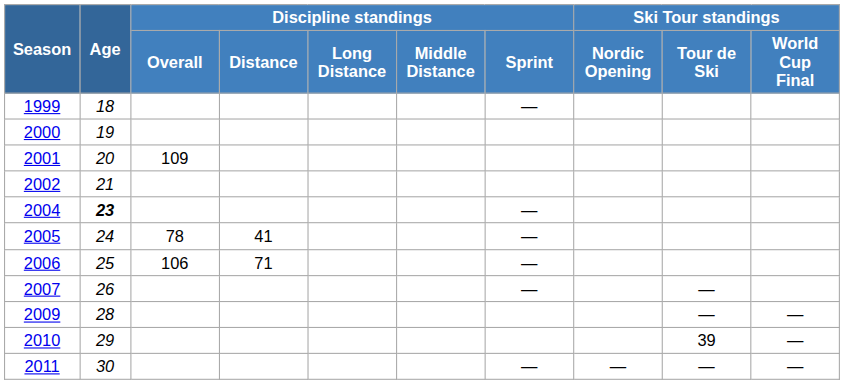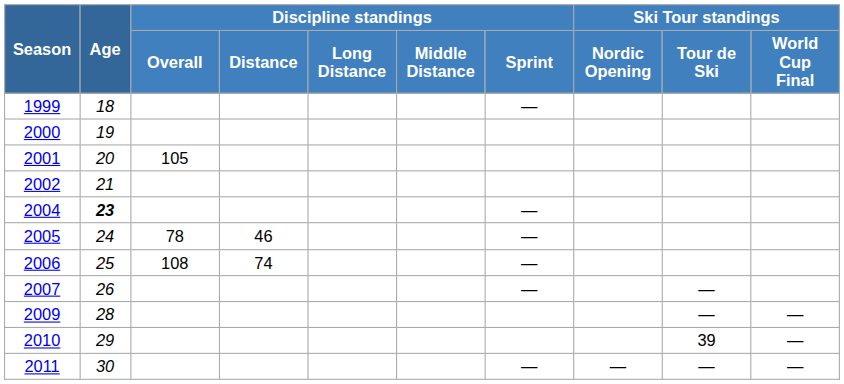(175, 158) 109 -> (175, 158) 105
(263, 236) 41 -> (263, 236) 46
(175, 262) 106 -> (175, 262) 108
(263, 262) 71 -> (263, 262) 74
